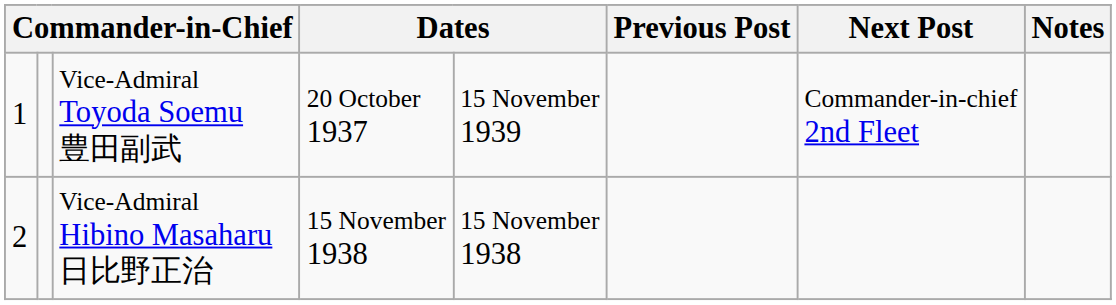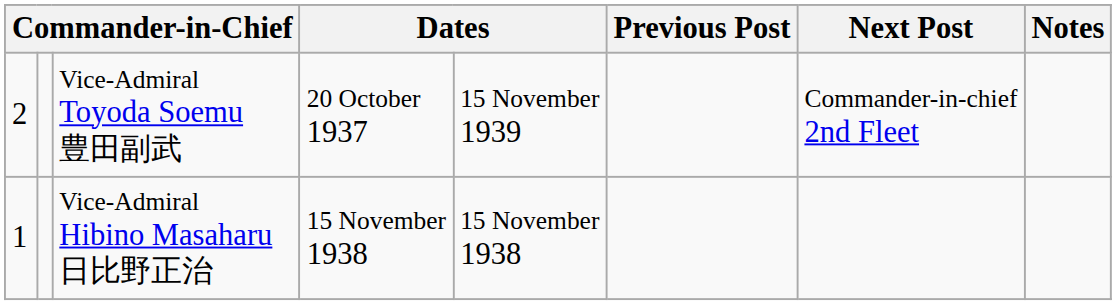(20, 114) 1 -> (20, 114) 2
(20, 237) 2 -> (20, 237) 1
